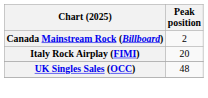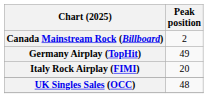+ row: (85, 54)
